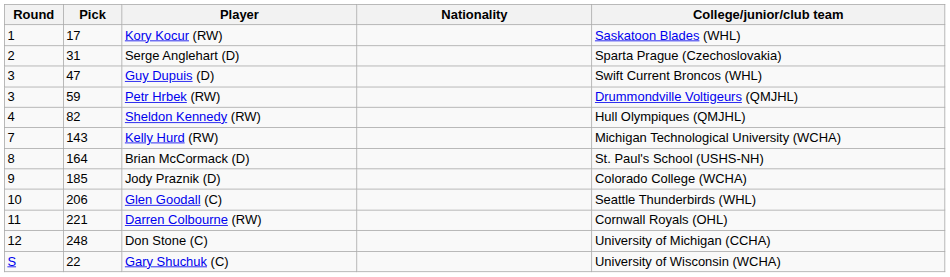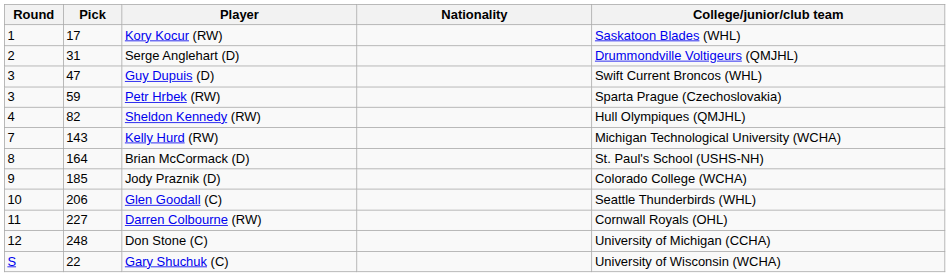(688, 55) Sparta Prague (Czechoslovakia) -> (696, 55) Drummondville Voltigeurs (QMJHL)
(696, 96) Drummondville Voltigeurs (QMJHL) -> (688, 96) Sparta Prague (Czechoslovakia)
(77, 220) 221 -> (77, 220) 227
